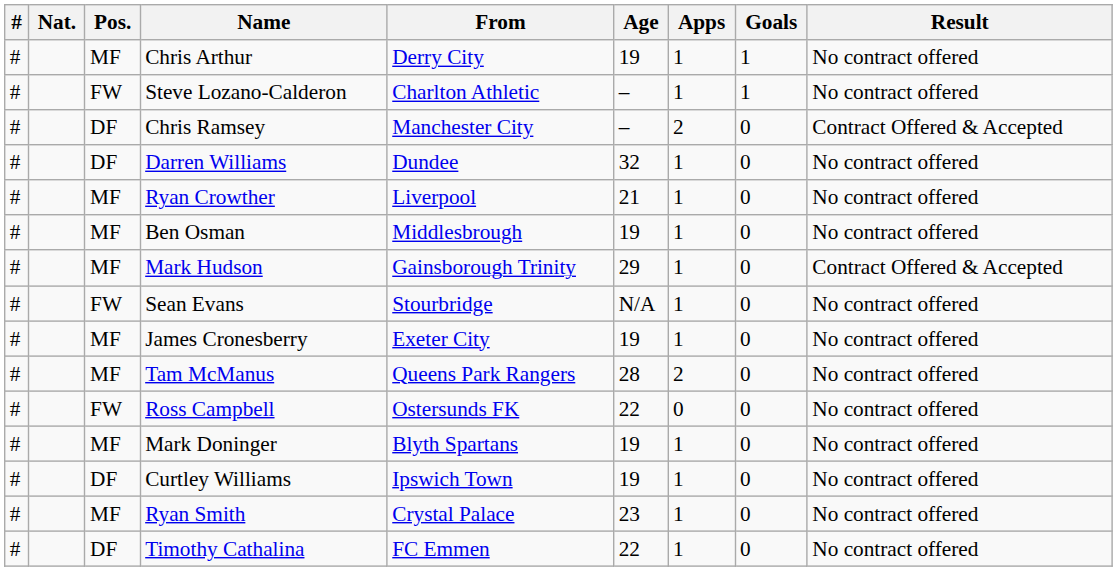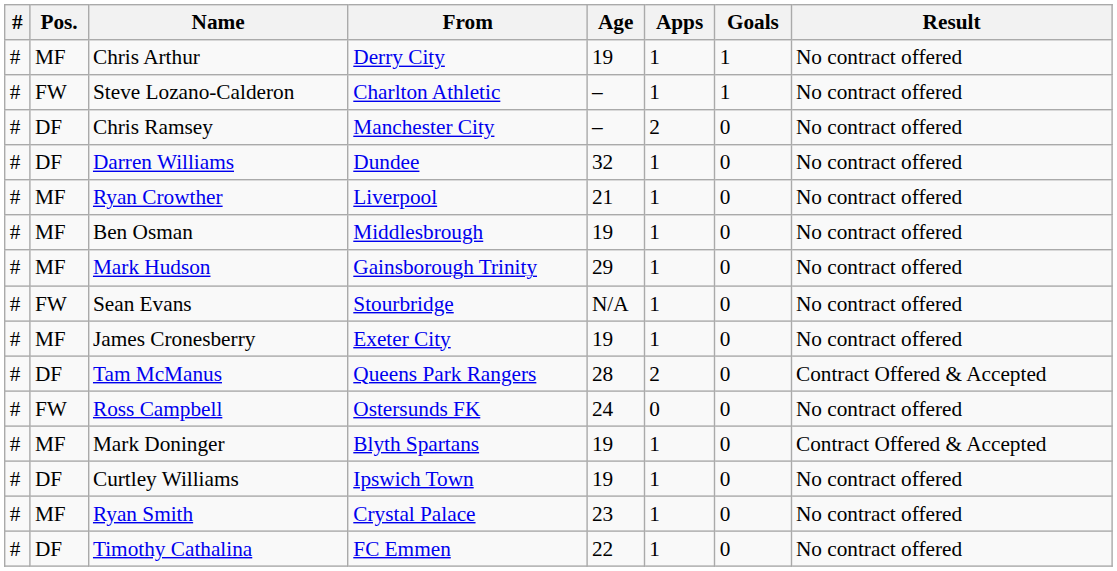- column: (57, 22)
(938, 127) Contract Offered & Accepted -> (879, 127) No contract offered
(938, 267) Contract Offered & Accepted -> (879, 267) No contract offered
(105, 373) MF -> (49, 373) DF
(895, 373) No contract offered -> (921, 373) Contract Offered & Accepted
(629, 408) 22 -> (603, 408) 24
(895, 443) No contract offered -> (921, 443) Contract Offered & Accepted
